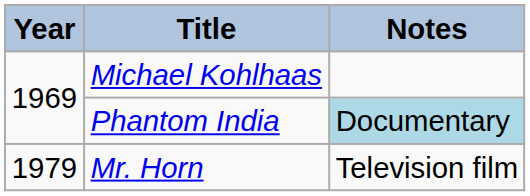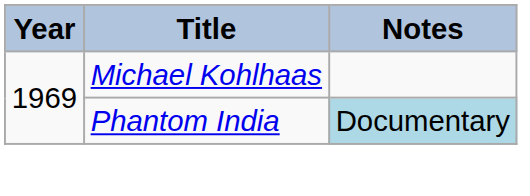- row: (147, 168)
